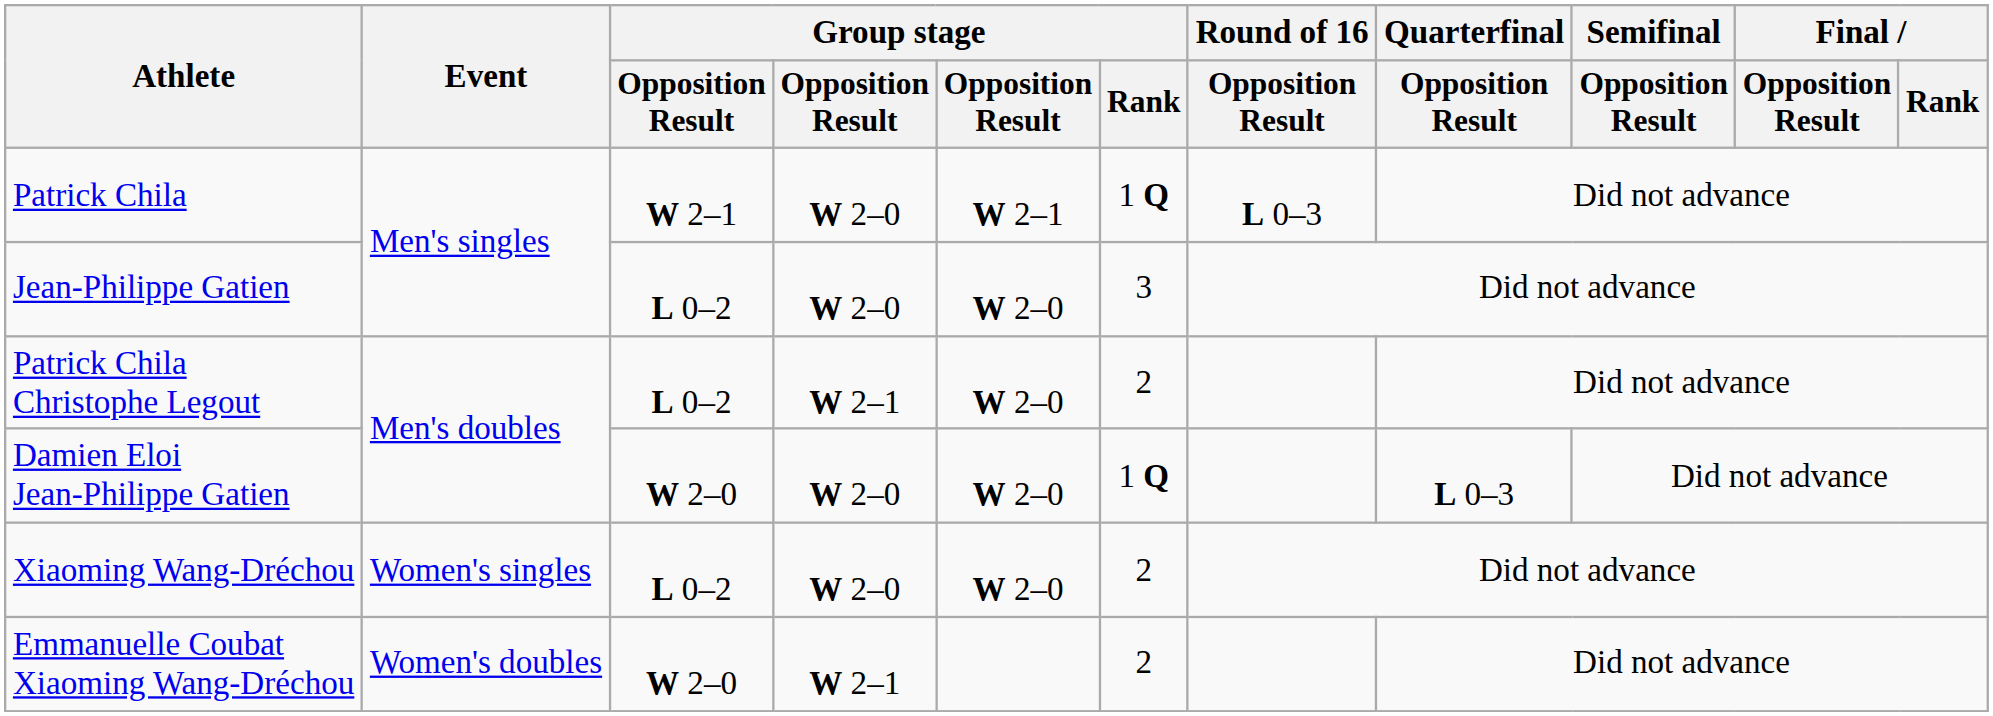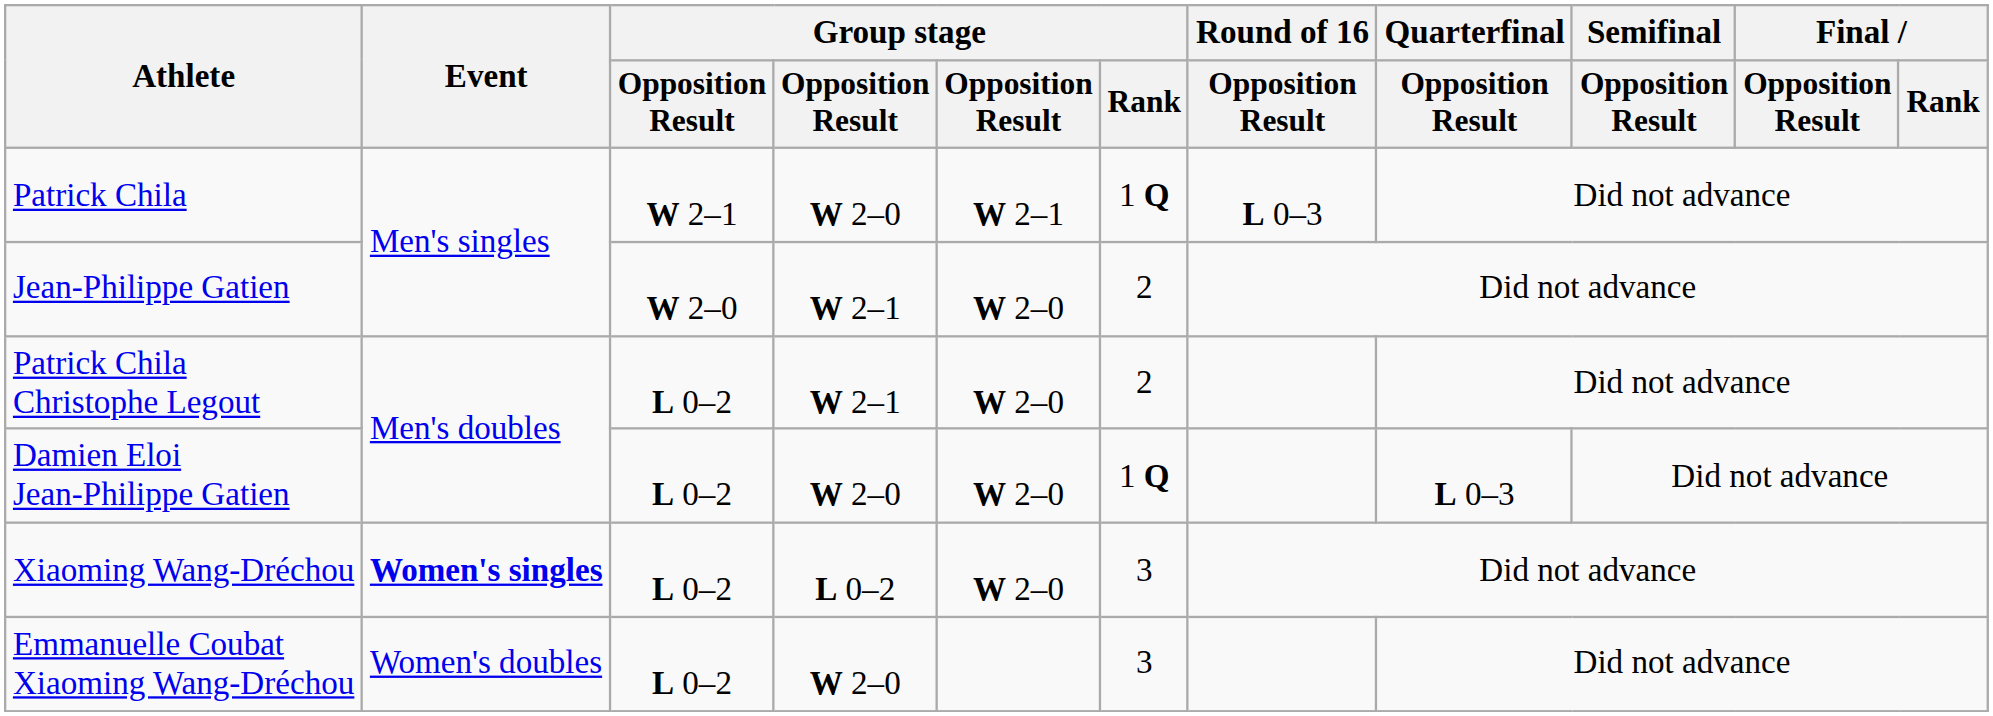(692, 308) L 0–2 -> (692, 308) W 2–0
(855, 308) W 2–0 -> (855, 308) W 2–1
(1144, 288) 3 -> (1144, 288) 2
(692, 495) W 2–0 -> (692, 495) L 0–2
(480, 569) normal -> (486, 569) bold
(855, 589) W 2–0 -> (855, 589) L 0–2
(1144, 569) 2 -> (1144, 569) 3
(692, 683) W 2–0 -> (692, 683) L 0–2
(855, 683) W 2–1 -> (855, 683) W 2–0
(1144, 663) 2 -> (1144, 663) 3
